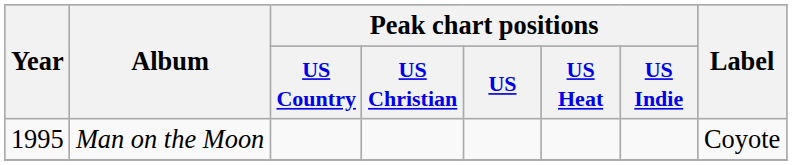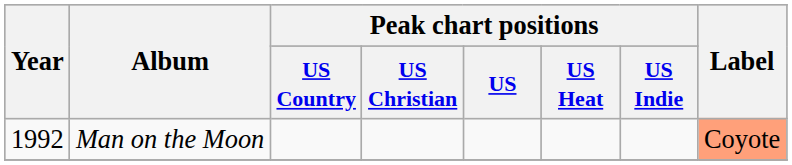(37, 138) 1995 -> (37, 138) 1992
(742, 138) no background -> (742, 138) lightsalmon background
